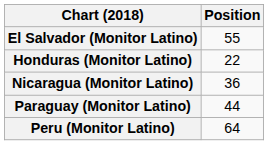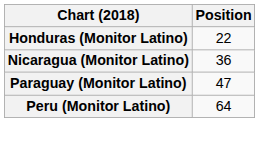- row: (103, 38)
(232, 106) 44 -> (224, 83) 47
